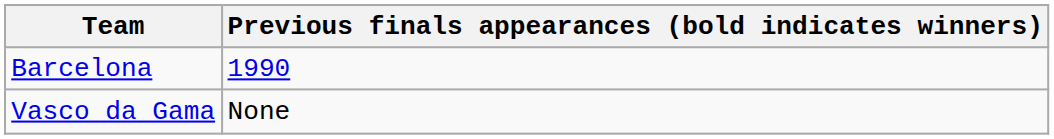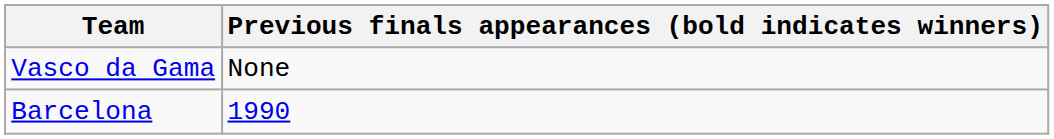rows swapped: (113, 111) <-> (82, 69)
